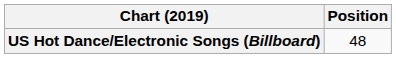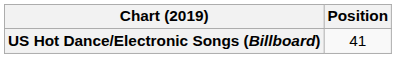(358, 41) 48 -> (358, 41) 41
